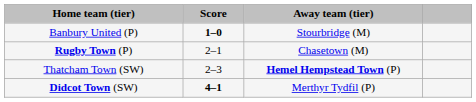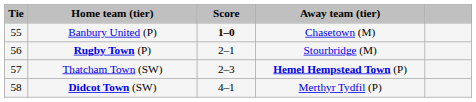+ column: (16, 14)
(333, 32) Stourbridge (M) -> (340, 32) Chasetown (M)
(333, 51) Chasetown (M) -> (340, 51) Stourbridge (M)
(213, 88) bold -> (226, 88) normal
